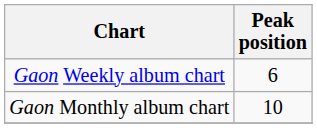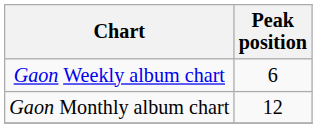(273, 107) 10 -> (273, 107) 12
